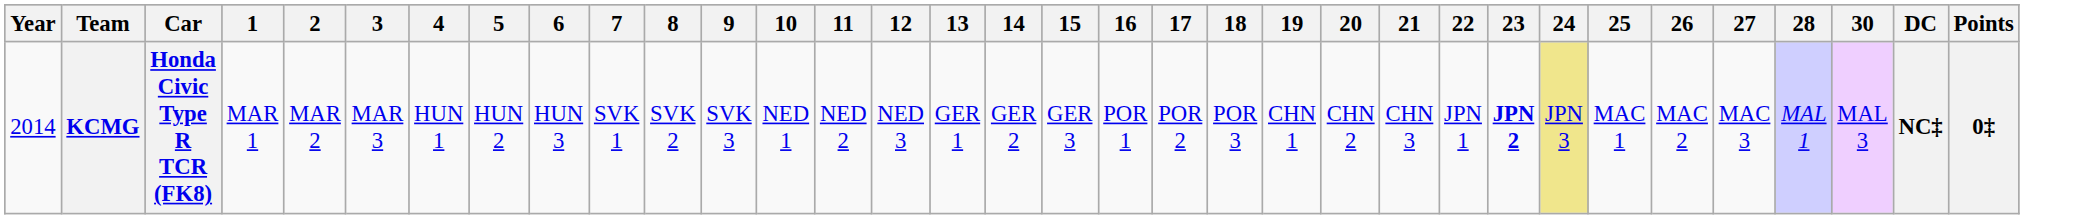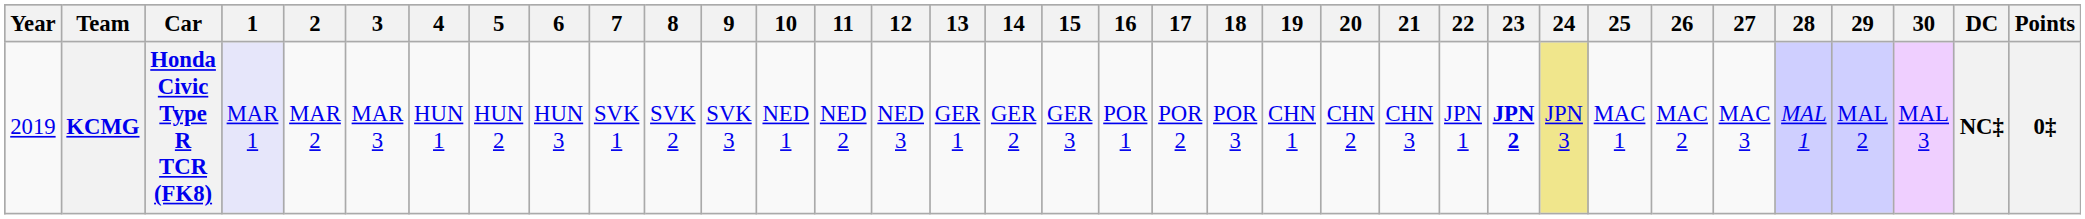+ column: (1863, 22)
(33, 127) 2014 -> (33, 127) 2019
(253, 127) no background -> (253, 127) lavender background
